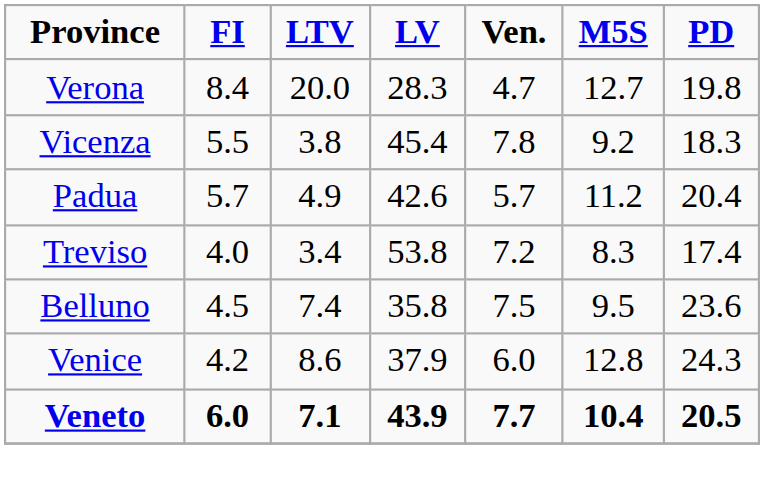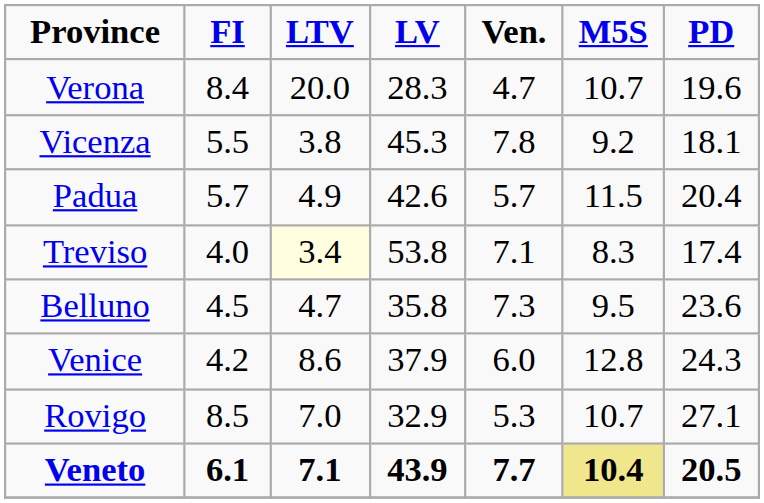(613, 86) 12.7 -> (613, 86) 10.7
(711, 86) 19.8 -> (711, 86) 19.6
(417, 141) 45.4 -> (417, 141) 45.3
(711, 141) 18.3 -> (711, 141) 18.1
(613, 196) 11.2 -> (613, 196) 11.5
(320, 251) no background -> (320, 251) lightyellow background
(514, 251) 7.2 -> (514, 251) 7.1
(320, 305) 7.4 -> (320, 305) 4.7
(514, 305) 7.5 -> (514, 305) 7.3
+ row: (95, 415)
(228, 415) 6.0 -> (228, 470) 6.1
(613, 415) no background -> (613, 470) khaki background
